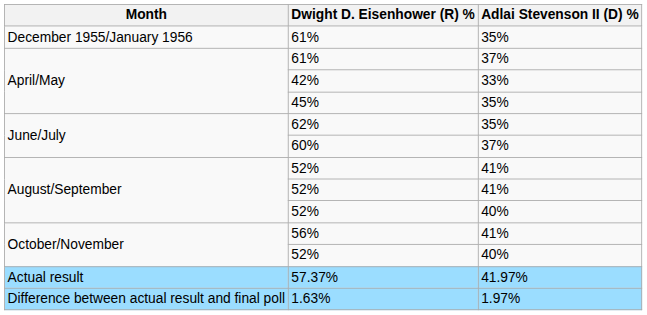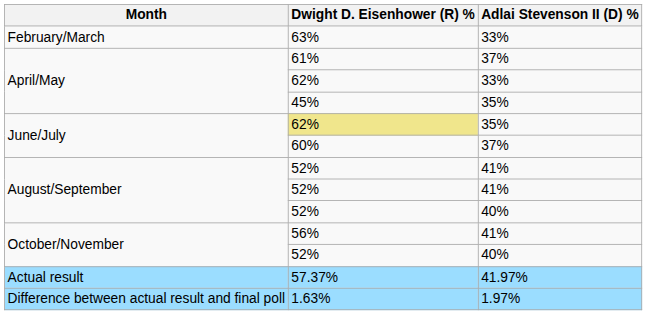- row: (100, 37)
+ row: (56, 37)
(305, 80) 42% -> (305, 80) 62%
(305, 124) no background -> (305, 124) khaki background
